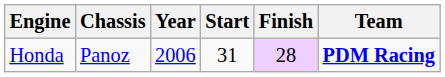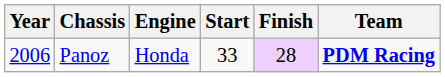columns swapped: (175, 21) <-> (40, 21)
(227, 55) 31 -> (227, 55) 33
